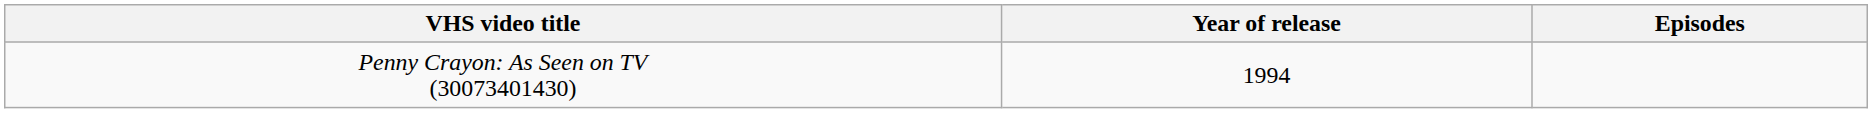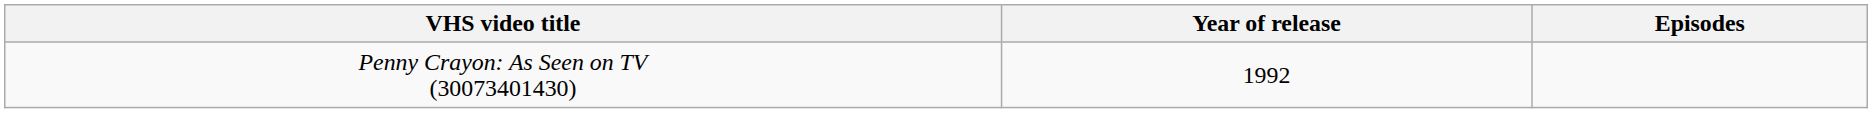(1267, 74) 1994 -> (1267, 74) 1992
